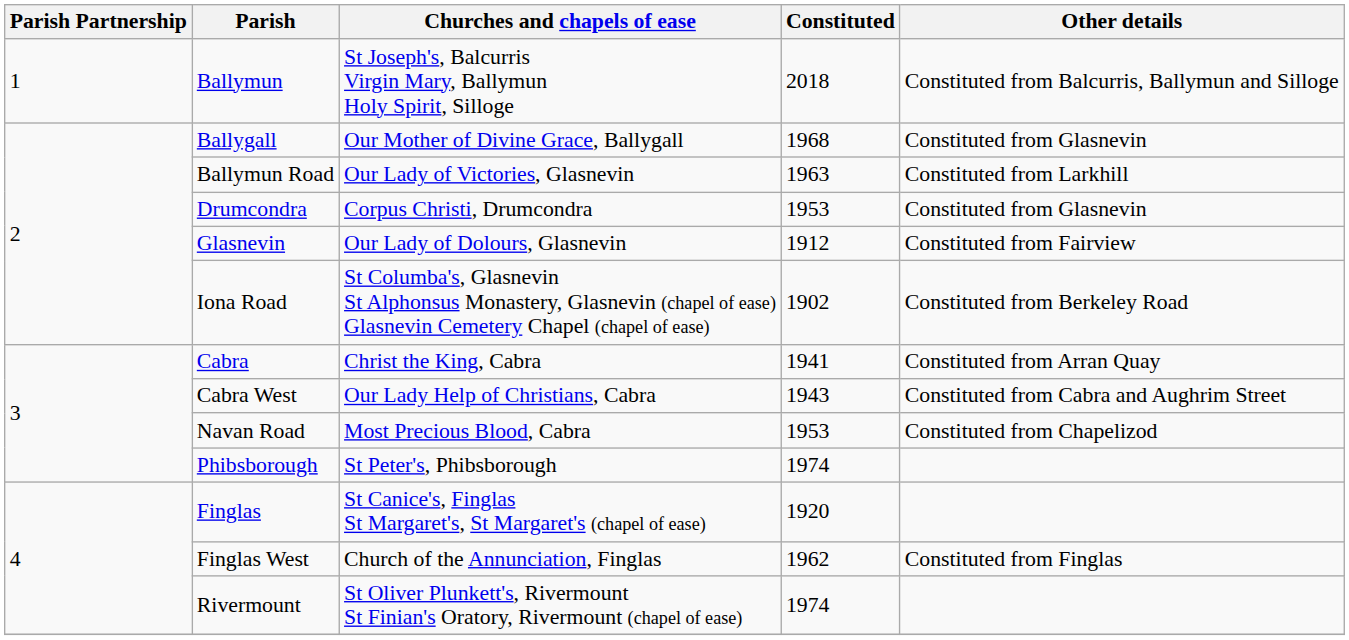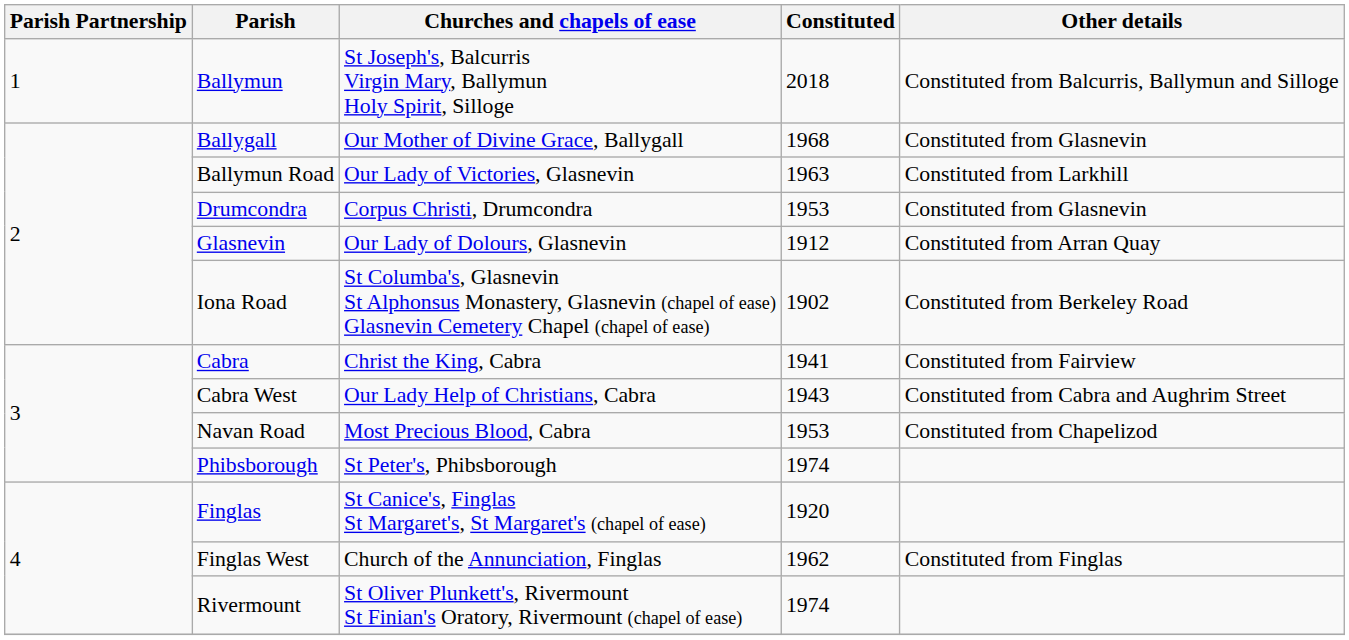(1020, 243) Constituted from Fairview -> (1033, 243) Constituted from Arran Quay
(1033, 361) Constituted from Arran Quay -> (1020, 361) Constituted from Fairview
